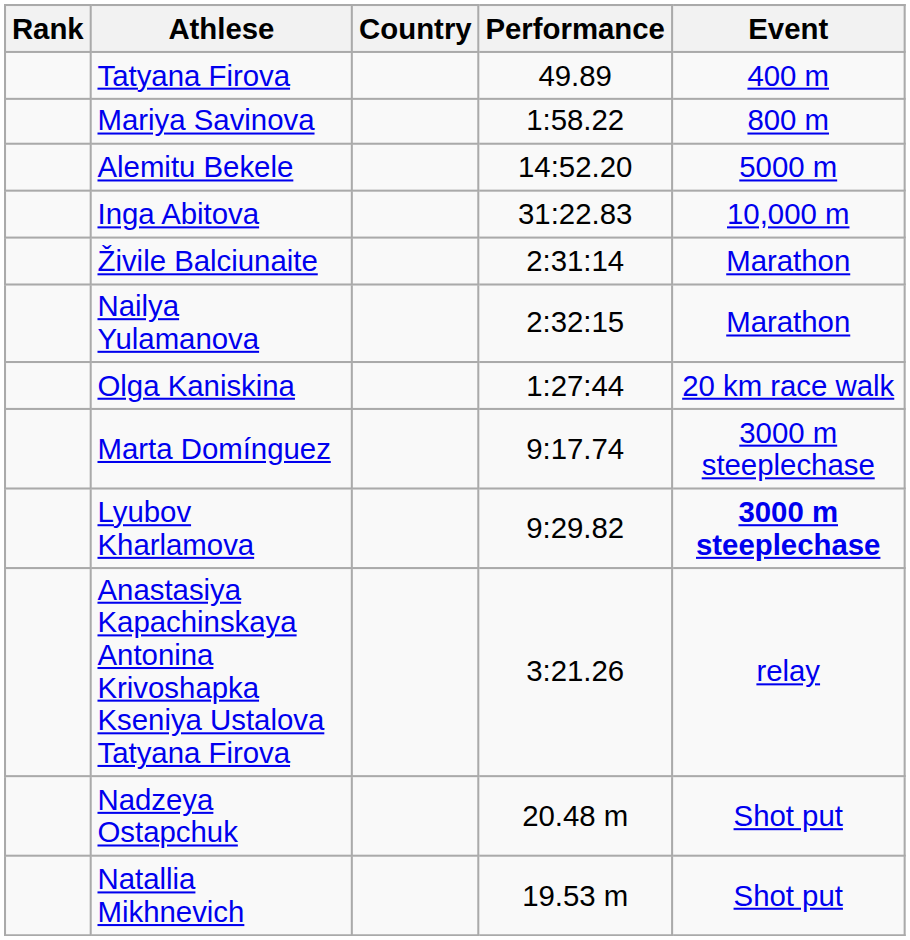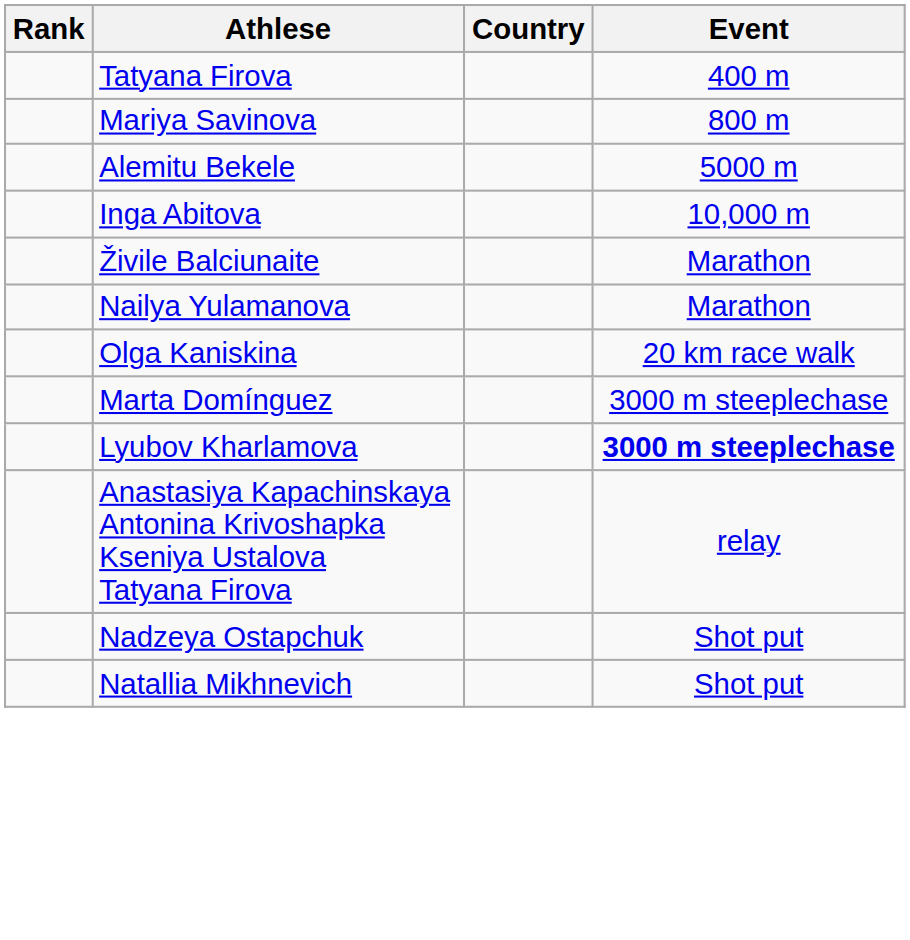- column: (575, 29)
